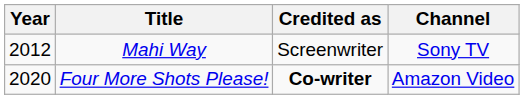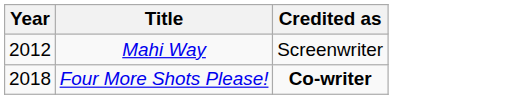- column: (453, 19)
(30, 79) 2020 -> (30, 79) 2018
